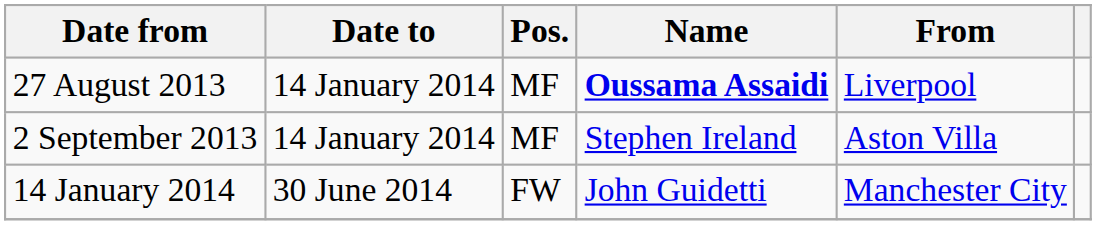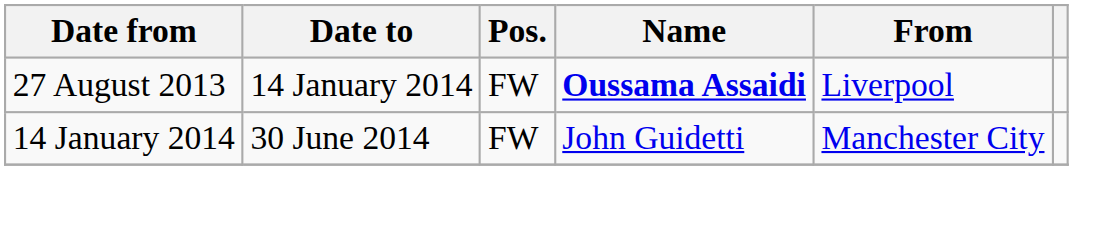(535, 84) MF -> (513, 84) FW
- row: (135, 137)
